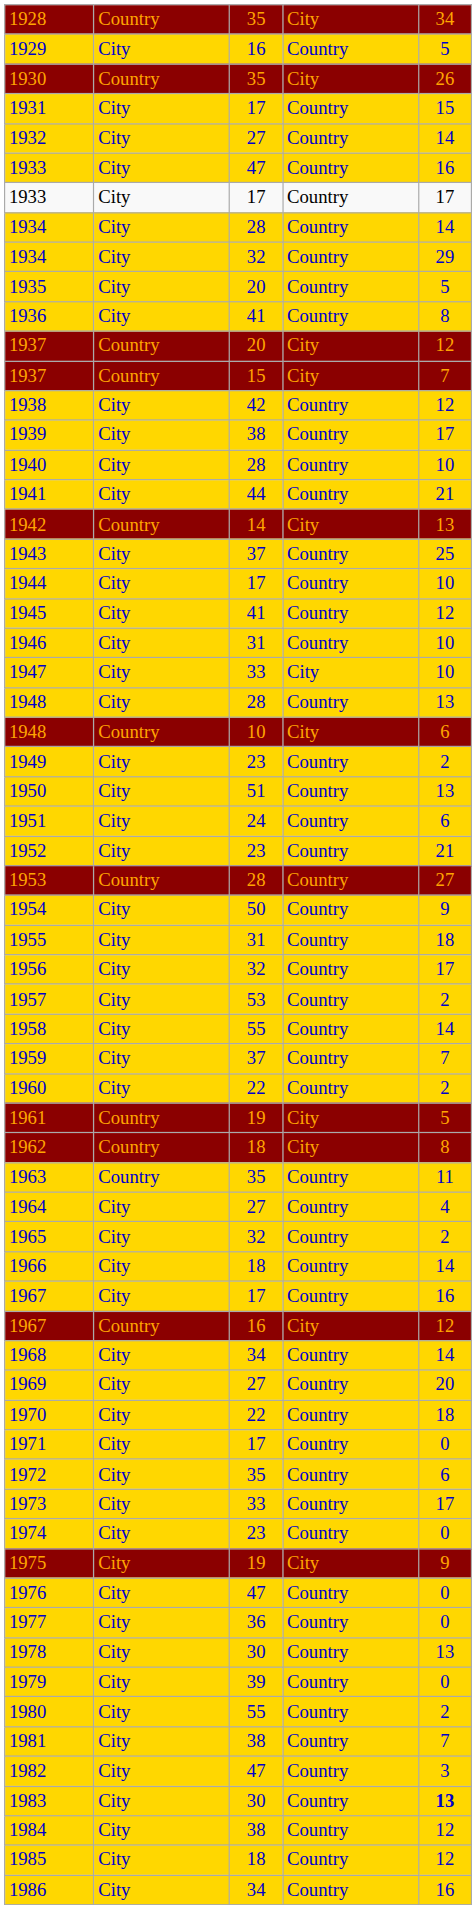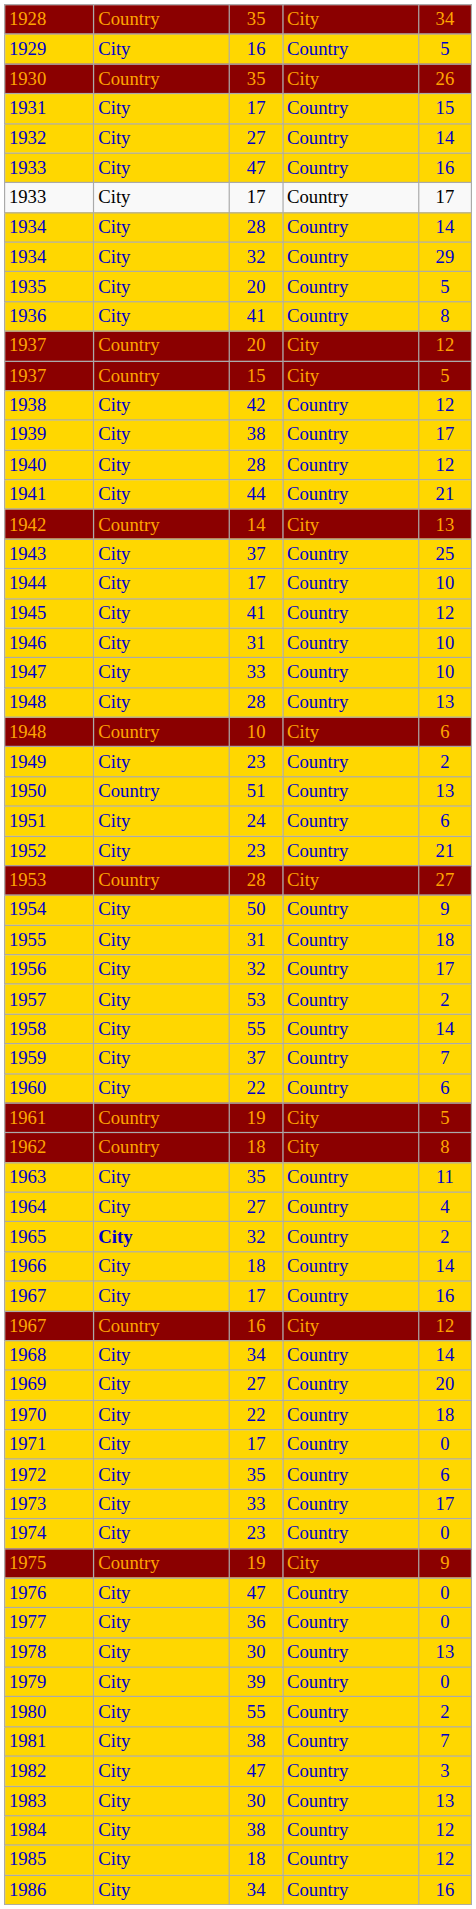(445, 375) 7 -> (445, 375) 5
(445, 464) 10 -> (445, 464) 12
(303, 672) City -> (318, 672) Country
(114, 791) City -> (129, 791) Country
(318, 880) Country -> (303, 880) City
(445, 1088) 2 -> (445, 1088) 6
(129, 1177) Country -> (114, 1177) City
(114, 1236) normal -> (115, 1236) bold
(114, 1563) City -> (129, 1563) Country
(445, 1800) bold -> (445, 1800) normal
